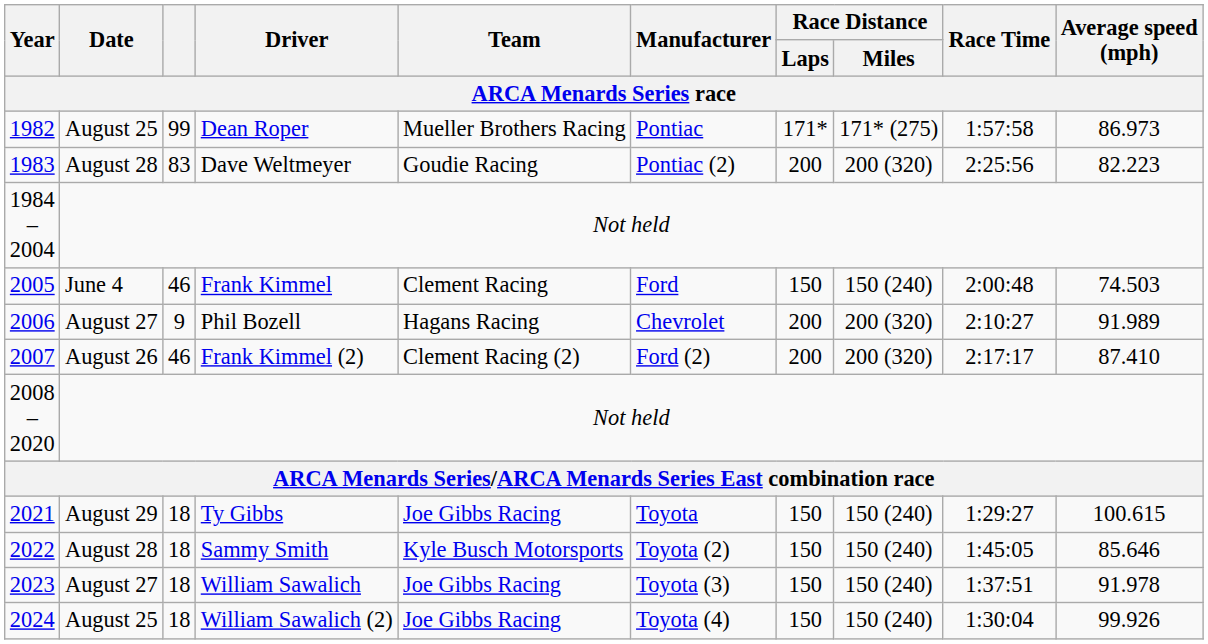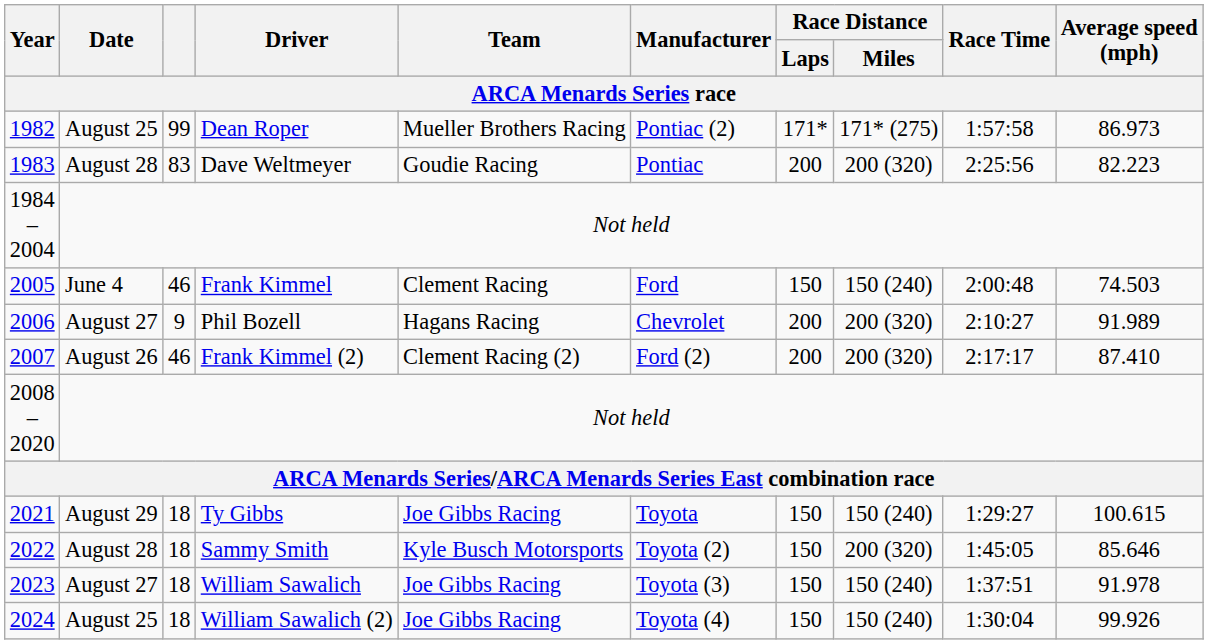(670, 128) Pontiac -> (686, 128) Pontiac (2)
(686, 164) Pontiac (2) -> (670, 164) Pontiac
(889, 549) 150 (240) -> (889, 549) 200 (320)
